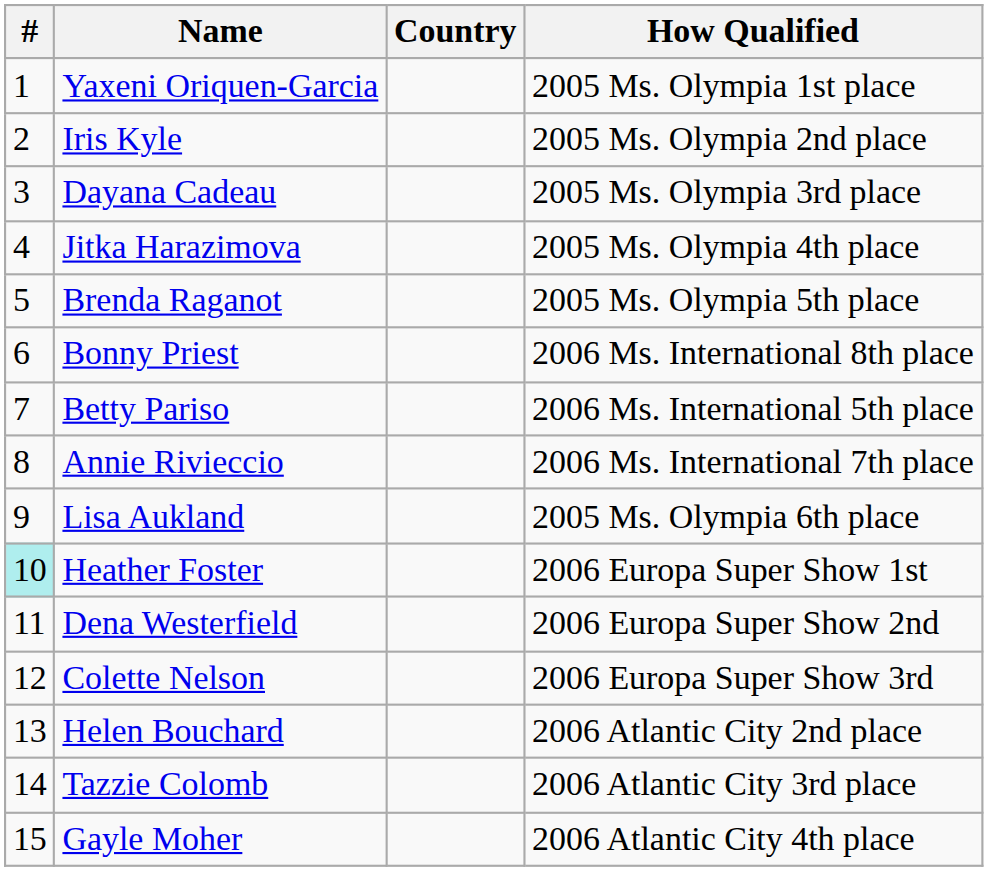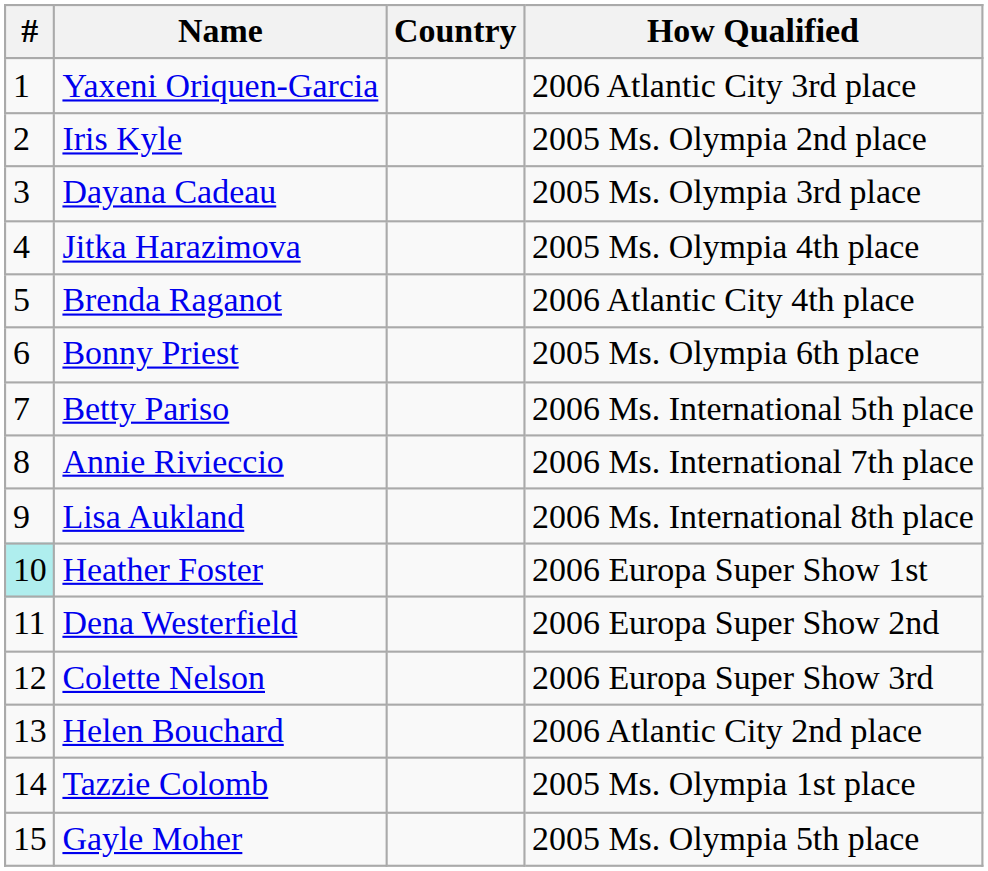(724, 85) 2005 Ms. Olympia 1st place -> (724, 85) 2006 Atlantic City 3rd place
(726, 300) 2005 Ms. Olympia 5th place -> (723, 300) 2006 Atlantic City 4th place
(753, 354) 2006 Ms. International 8th place -> (726, 354) 2005 Ms. Olympia 6th place
(726, 515) 2005 Ms. Olympia 6th place -> (753, 515) 2006 Ms. International 8th place
(724, 784) 2006 Atlantic City 3rd place -> (724, 784) 2005 Ms. Olympia 1st place
(723, 838) 2006 Atlantic City 4th place -> (726, 838) 2005 Ms. Olympia 5th place
